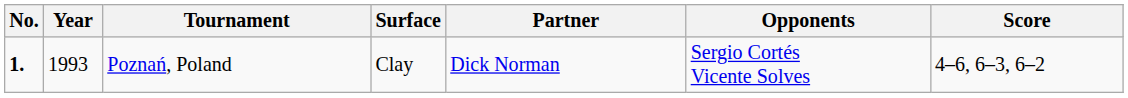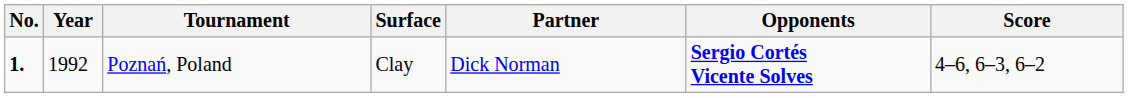(68, 64) 1993 -> (68, 64) 1992
(750, 64) normal -> (752, 64) bold
